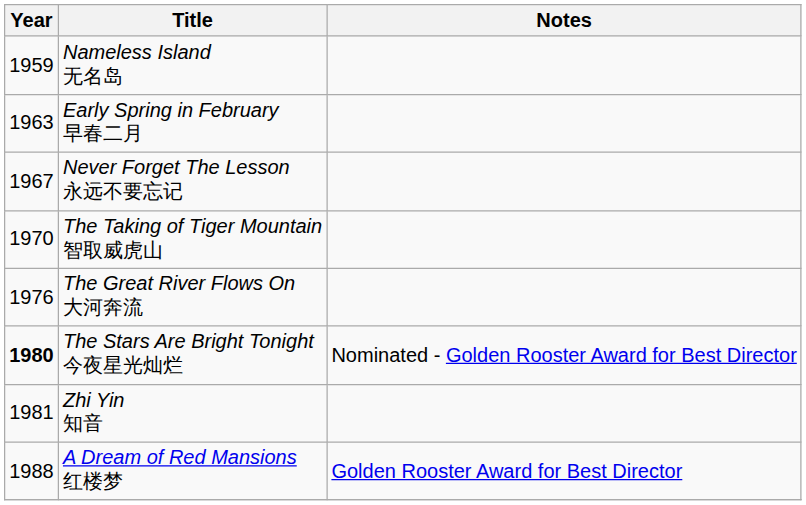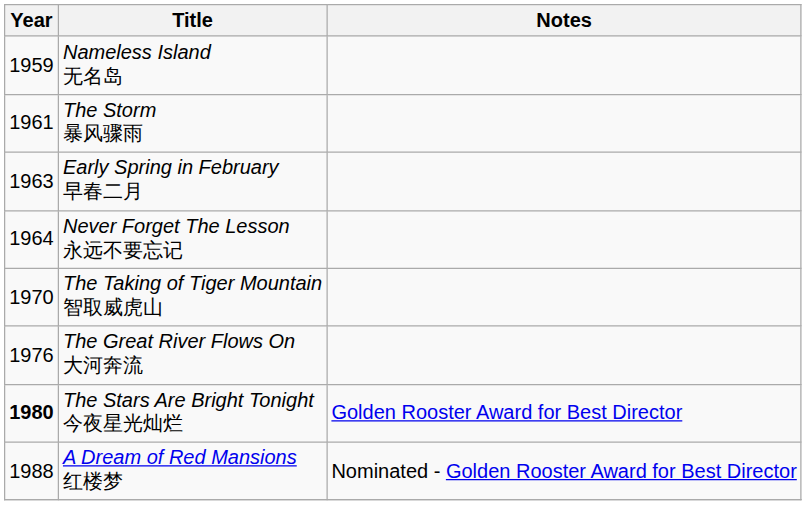+ row: (110, 121)
(31, 181) 1967 -> (31, 239) 1964
(564, 355) Nominated - Golden Rooster Award for Best Director -> (507, 413) Golden Rooster Award for Best Director
- row: (94, 411)
(507, 470) Golden Rooster Award for Best Director -> (564, 470) Nominated - Golden Rooster Award for Best Director
